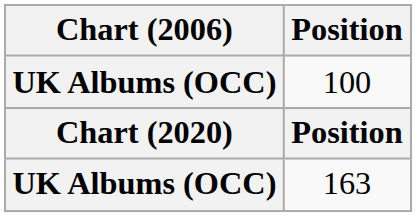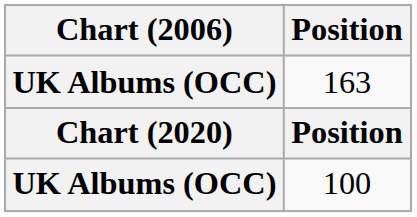rows swapped: (347, 183) <-> (347, 81)
